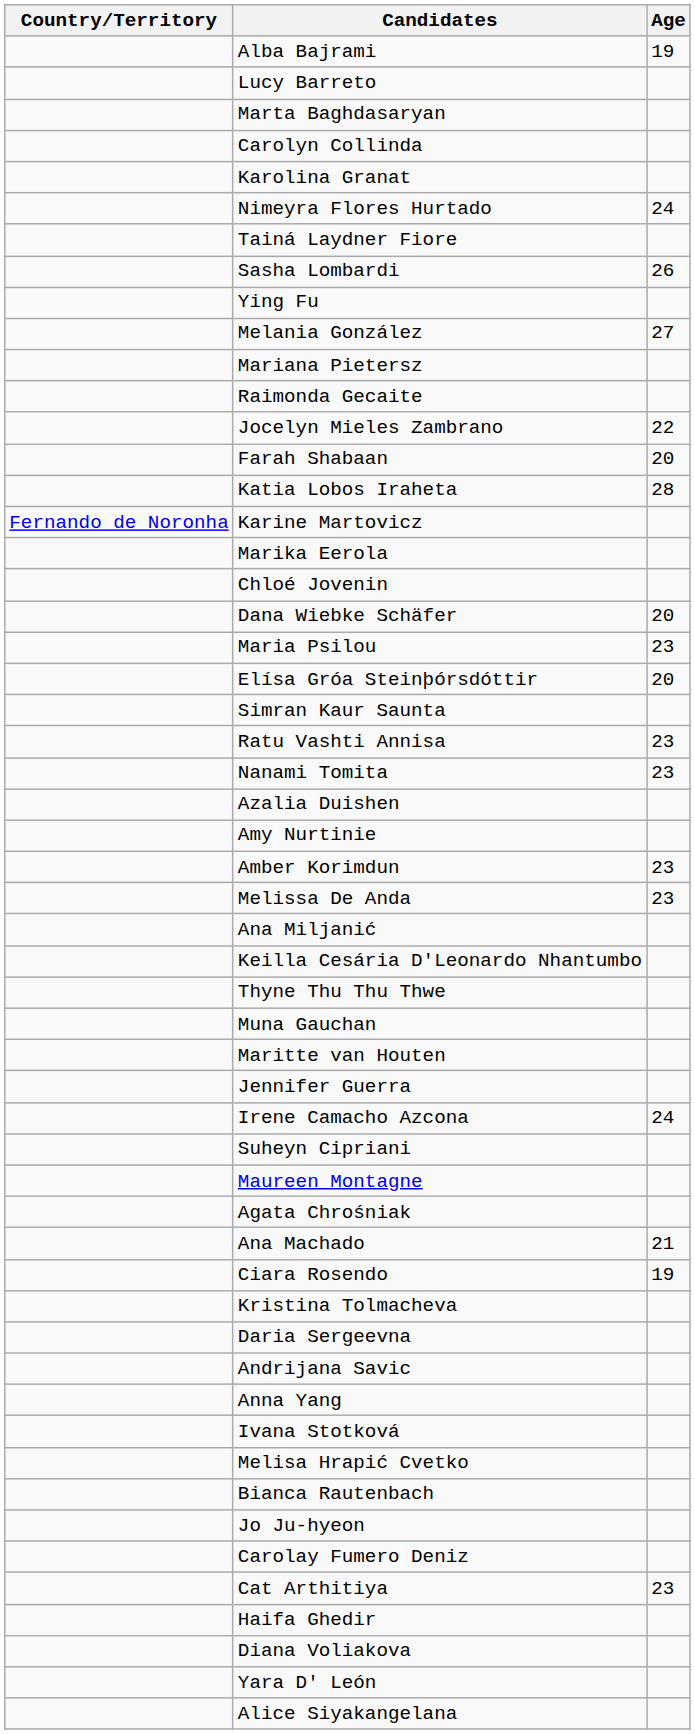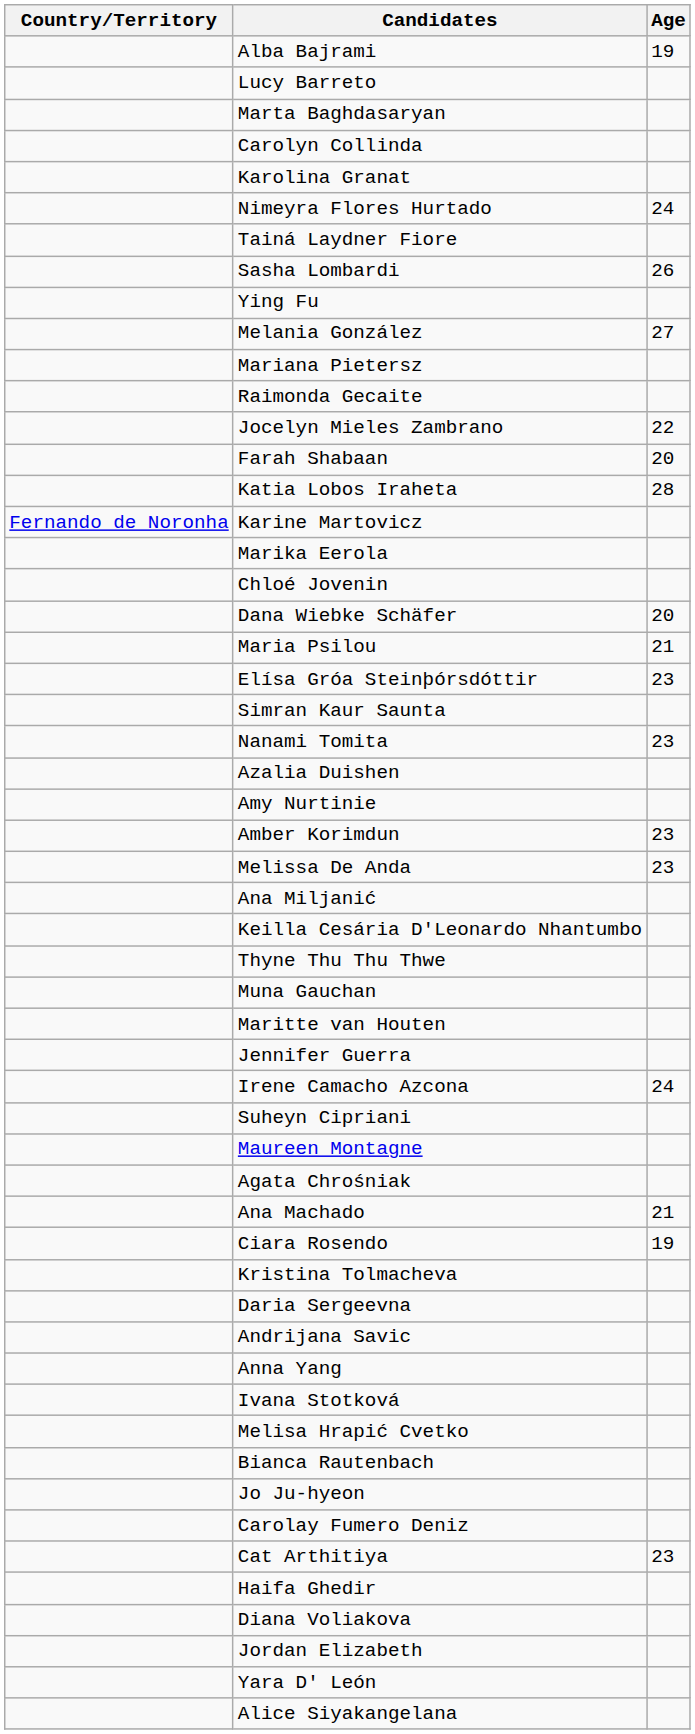(663, 648) 23 -> (663, 648) 21
(663, 679) 20 -> (663, 679) 23
- row: (342, 742)
+ row: (330, 1651)
